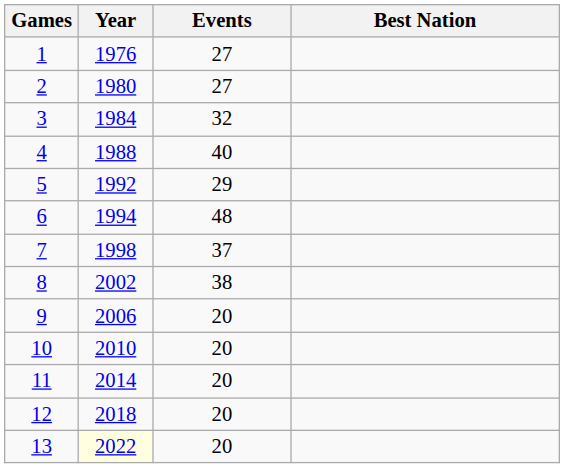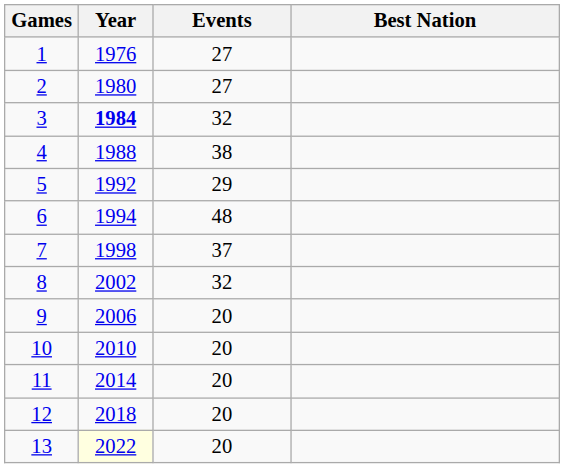(116, 119) normal -> (116, 119) bold
(222, 151) 40 -> (222, 151) 38
(222, 282) 38 -> (222, 282) 32
